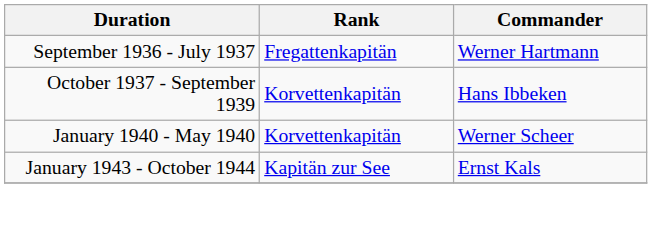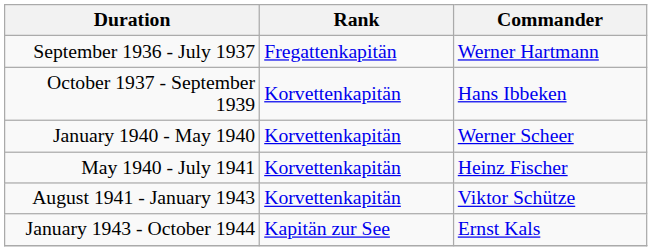+ row: (168, 167)
+ row: (144, 198)
